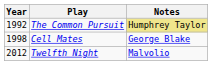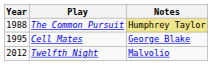(17, 25) 1992 -> (17, 25) 1988
(17, 39) 1998 -> (17, 39) 1995
